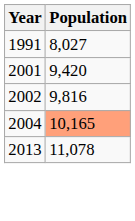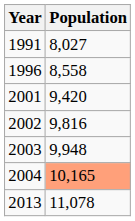+ row: (25, 70)
+ row: (25, 149)
